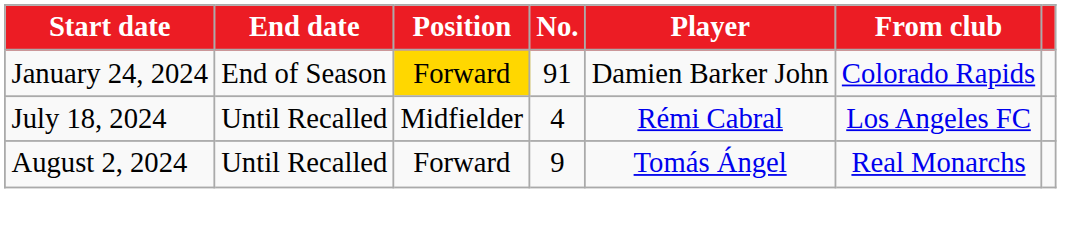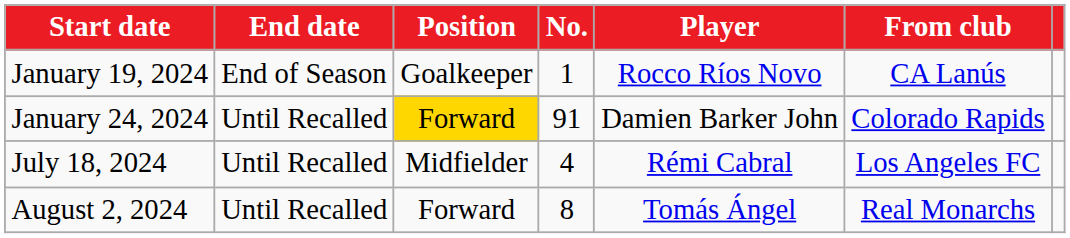+ row: (110, 72)
(304, 72) End of Season -> (304, 118) Until Recalled
(557, 163) 9 -> (567, 208) 8
